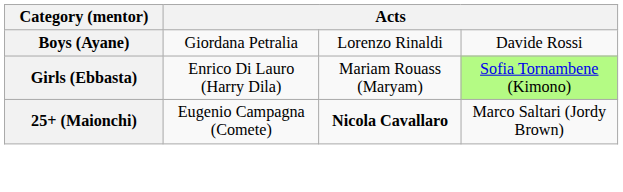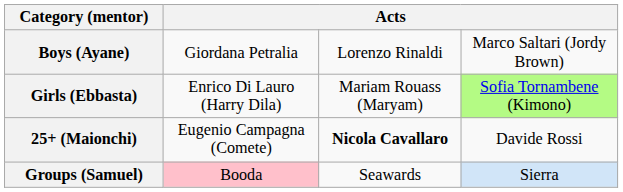(539, 42) Davide Rossi -> (539, 52) Marco Saltari (Jordy Brown)
(539, 121) Marco Saltari (Jordy Brown) -> (539, 139) Davide Rossi
+ row: (84, 174)
